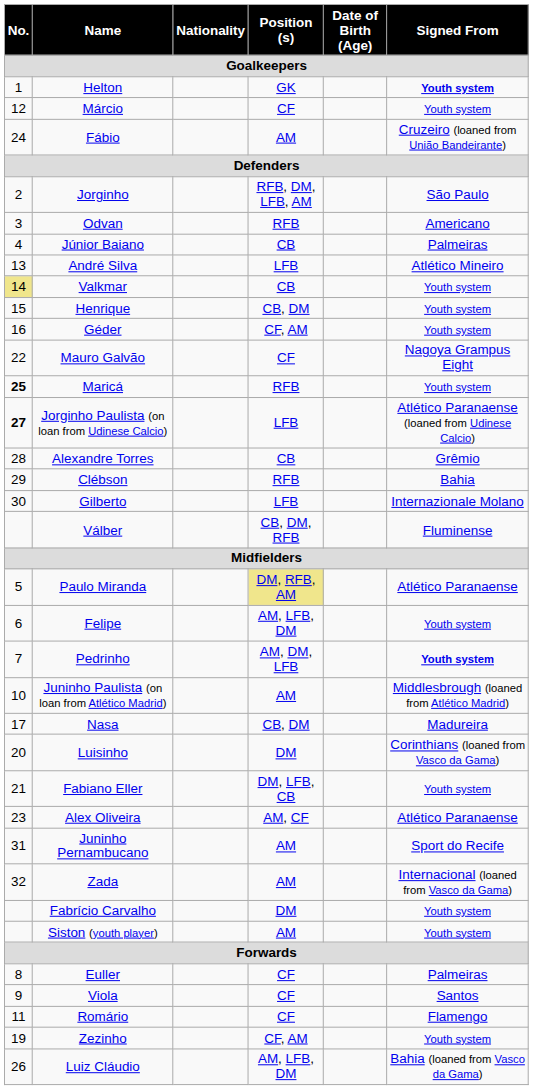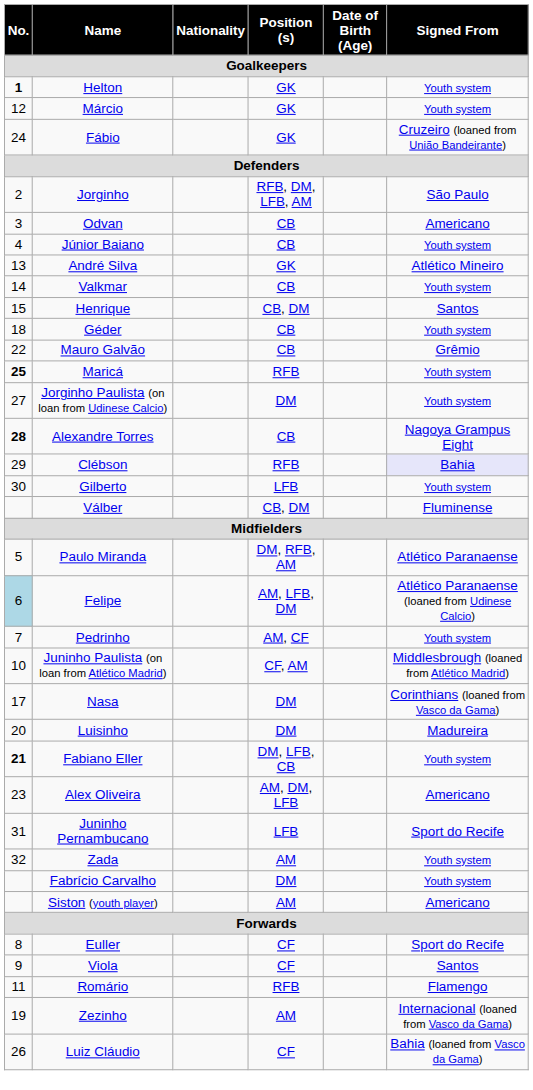(19, 87) normal -> (19, 87) bold
(458, 87) bold -> (458, 87) normal
(286, 108) CF -> (286, 108) GK
(286, 137) AM -> (286, 137) GK
(286, 223) RFB -> (286, 223) CB
(458, 244) Palmeiras -> (458, 244) Youth system
(286, 265) LFB -> (286, 265) GK
(19, 286) khaki background -> (19, 286) no background
(458, 308) Youth system -> (458, 308) Santos
(19, 329) 16 -> (19, 329) 18
(286, 329) CF, AM -> (286, 329) CB
(286, 357) CF -> (286, 350) CB
(458, 357) Nagoya Grampus Eight -> (458, 350) Grêmio
(19, 422) bold -> (19, 400) normal
(286, 422) LFB -> (286, 400) DM
(458, 422) Atlético Paranaense (loaned from Udinese Calcio) -> (458, 400) Youth system
(19, 458) normal -> (19, 436) bold
(458, 458) Grêmio -> (458, 436) Nagoya Grampus Eight
(458, 479) no background -> (458, 465) lavender background
(458, 501) Internazionale Molano -> (458, 486) Youth system
(286, 529) CB, DM, RFB -> (286, 507) CB, DM
(286, 587) khaki background -> (286, 557) no background
(19, 623) no background -> (19, 600) lightblue background
(458, 623) Youth system -> (458, 600) Atlético Paranaense (loaned from Udinese Calcio)
(286, 659) AM, DM, LFB -> (286, 636) AM, CF
(458, 659) bold -> (458, 637) normal
(286, 695) AM -> (286, 665) CF, AM
(286, 723) CB, DM -> (286, 701) DM
(458, 723) Madureira -> (458, 701) Corinthians (loaned from Vasco da Gama)
(458, 752) Corinthians (loaned from Vasco da Gama) -> (458, 730) Madureira
(19, 788) normal -> (19, 758) bold
(286, 817) AM, CF -> (286, 795) AM, DM, LFB
(458, 817) Atlético Paranaense -> (458, 795) Americano
(286, 845) AM -> (286, 831) LFB
(458, 881) Internacional (loaned from Vasco da Gama) -> (458, 860) Youth system
(458, 932) Youth system -> (458, 902) Americano
(458, 974) Palmeiras -> (458, 944) Sport do Recife
(286, 1016) CF -> (286, 987) RFB
(286, 1038) CF, AM -> (286, 1015) AM
(458, 1038) Youth system -> (458, 1015) Internacional (loaned from Vasco da Gama)
(286, 1066) AM, LFB, DM -> (286, 1051) CF
